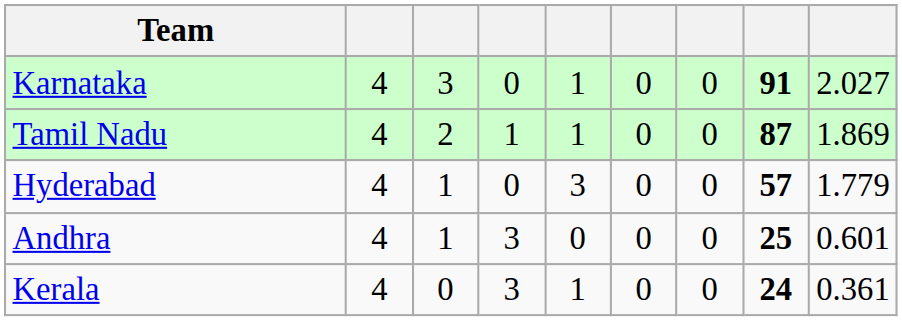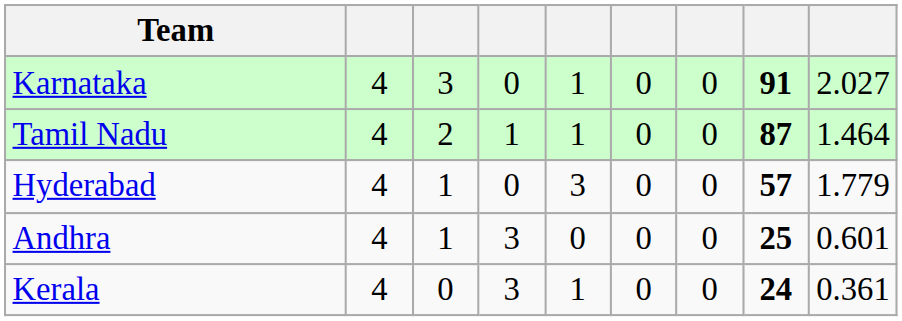(853, 133) 1.869 -> (853, 133) 1.464
